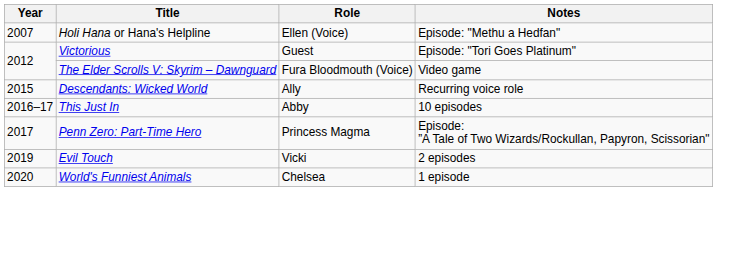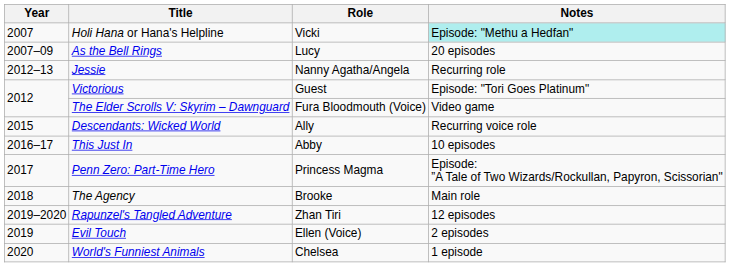(315, 32) Ellen (Voice) -> (307, 32) Vicki
(489, 32) no background -> (502, 32) paleturquoise background
+ row: (117, 51)
+ row: (89, 70)
+ row: (103, 196)
+ row: (152, 214)
(294, 158) Vicki -> (328, 233) Ellen (Voice)
